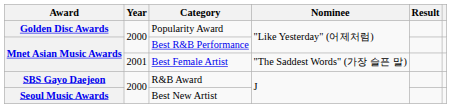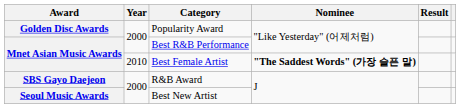(137, 62) 2001 -> (137, 62) 2010
(330, 61) normal -> (335, 61) bold
